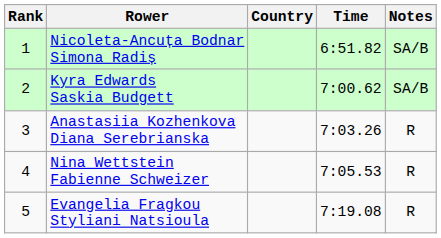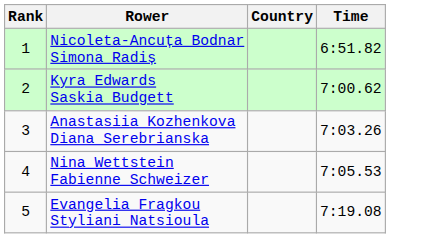- column: (411, 17)
